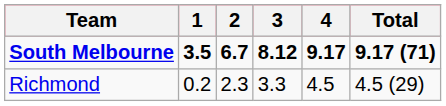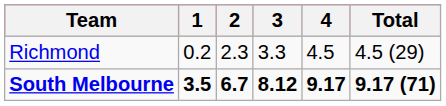rows swapped: (92, 52) <-> (55, 84)
